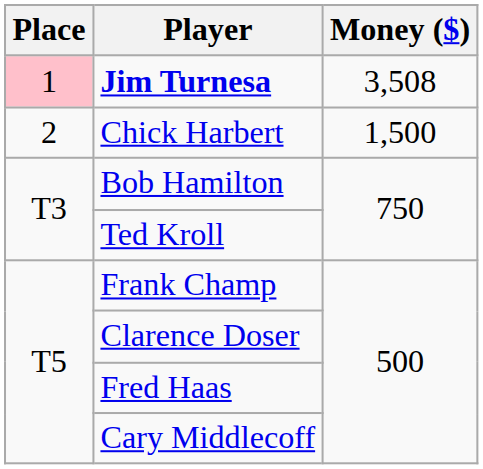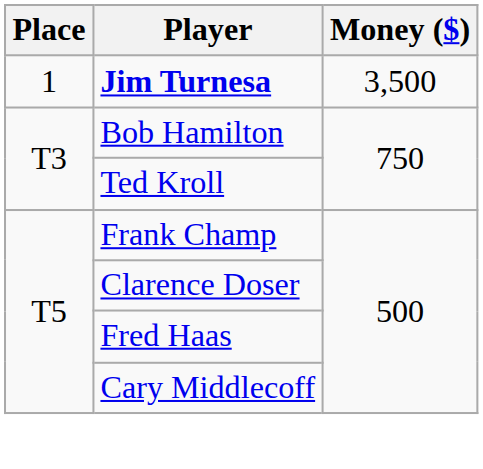(49, 81) pink background -> (49, 81) no background
(400, 81) 3,508 -> (400, 81) 3,500
- row: (192, 132)
